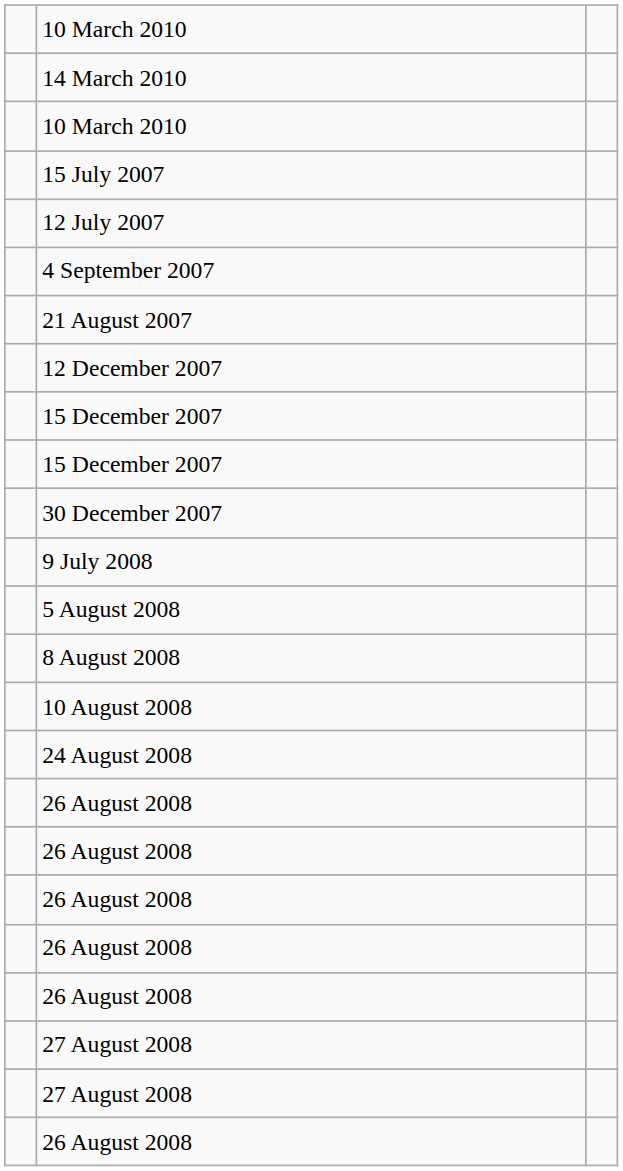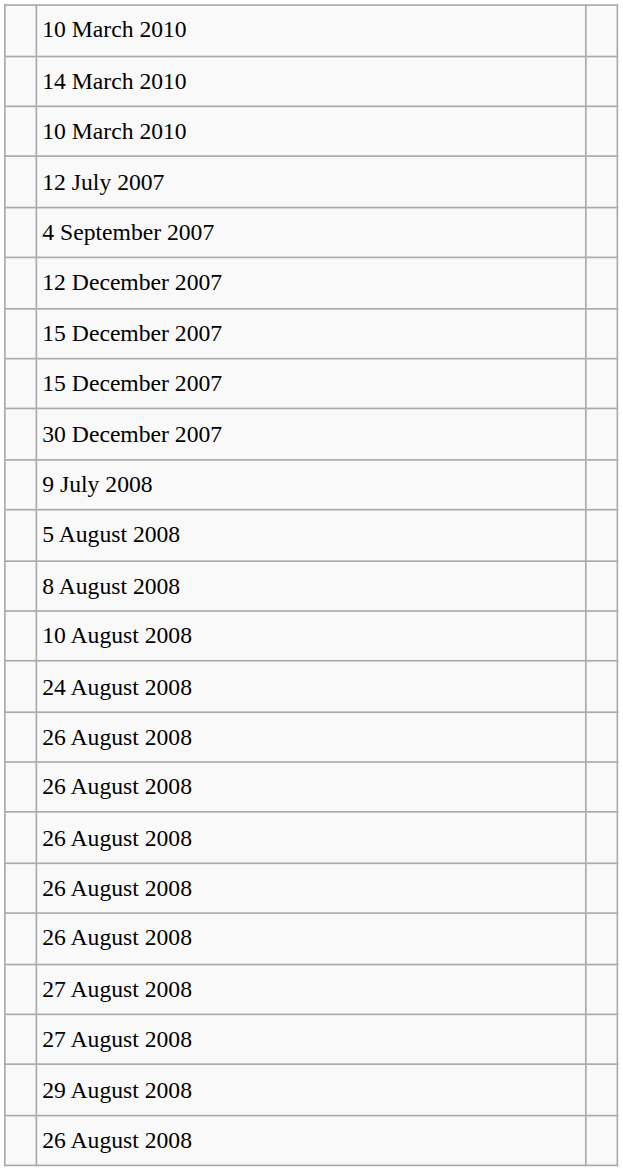- row: (21, 175)
- row: (21, 320)
+ row: (21, 1090)
